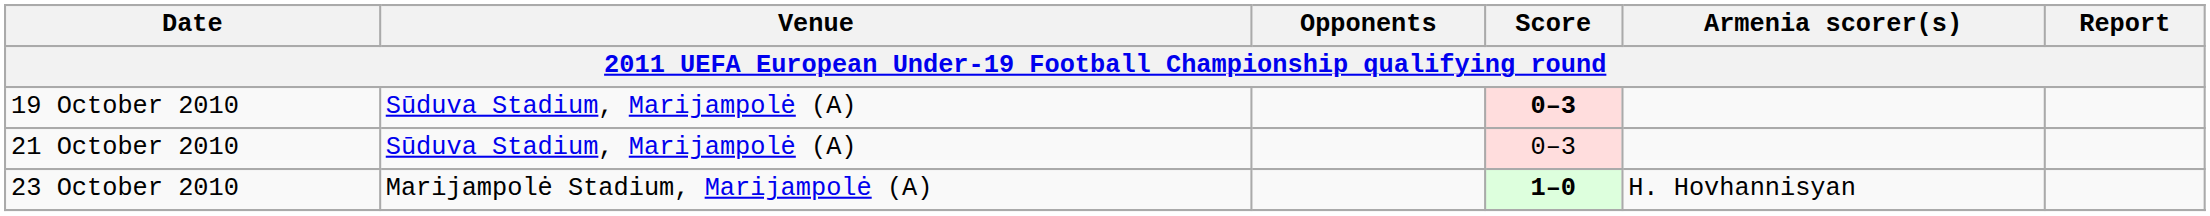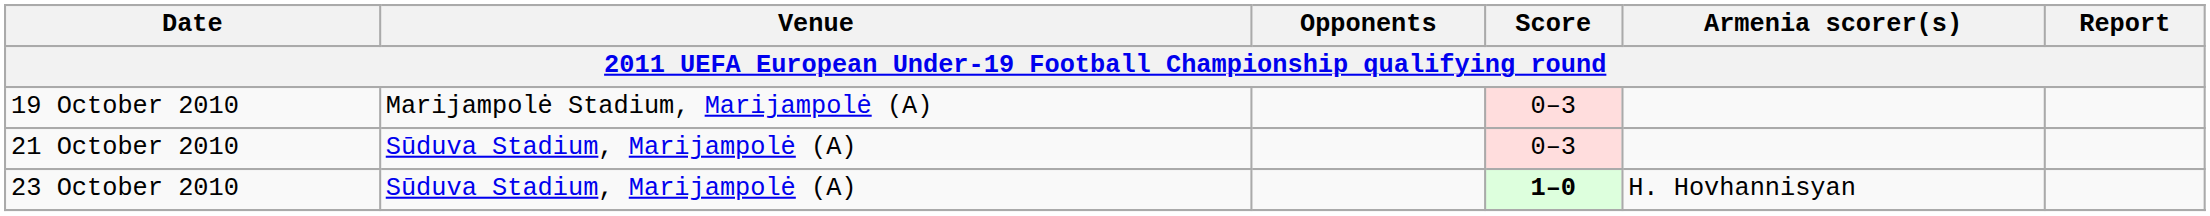(621, 108) Sūduva Stadium, Marijampolė (A) -> (659, 108) Marijampolė Stadium, Marijampolė (A)
(1553, 108) bold -> (1553, 108) normal
(659, 189) Marijampolė Stadium, Marijampolė (A) -> (621, 189) Sūduva Stadium, Marijampolė (A)
